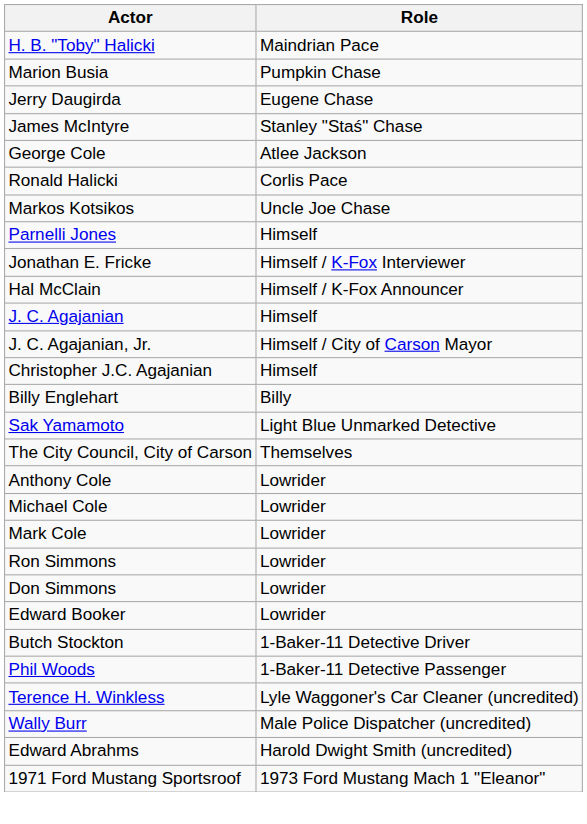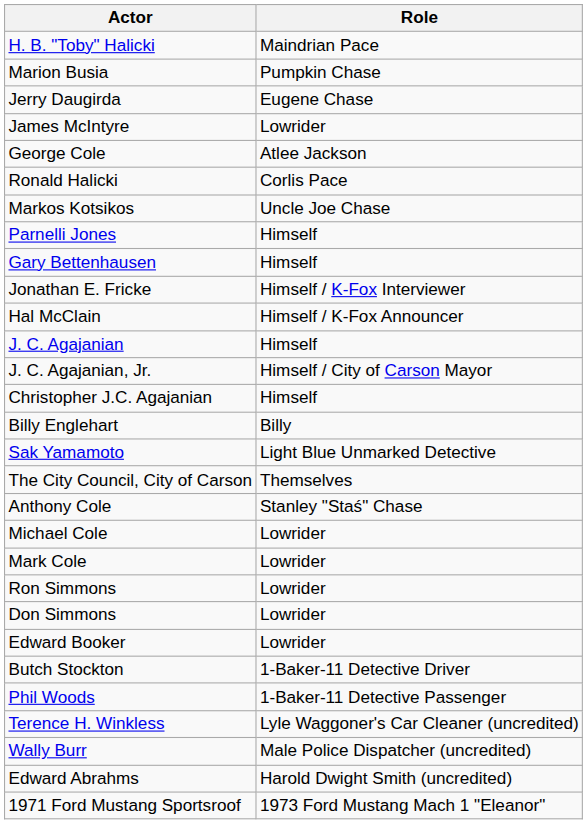(341, 126) Stanley "Staś" Chase -> (293, 126) Lowrider
+ row: (82, 262)
(293, 479) Lowrider -> (341, 506) Stanley "Staś" Chase
